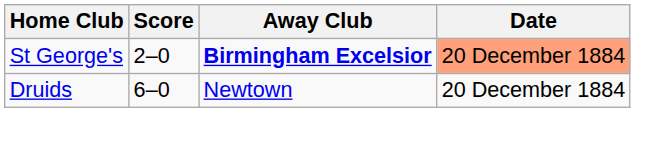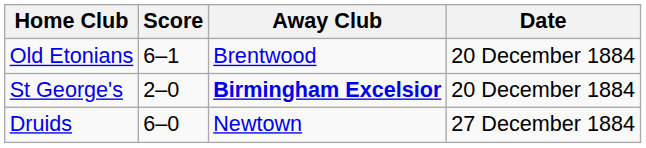+ row: (71, 55)
(534, 55) lightsalmon background -> (543, 90) no background
(534, 90) 20 December 1884 -> (543, 124) 27 December 1884
